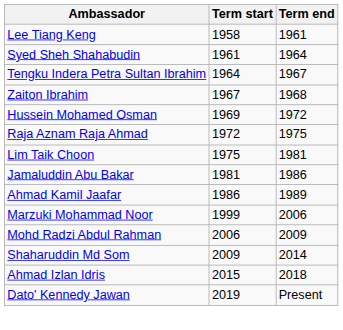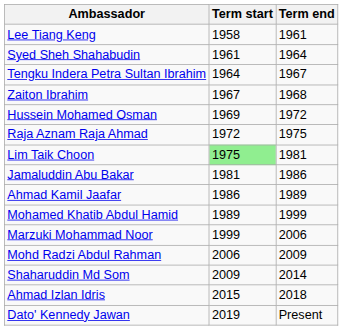(226, 154) no background -> (226, 154) lightgreen background
+ row: (93, 214)
